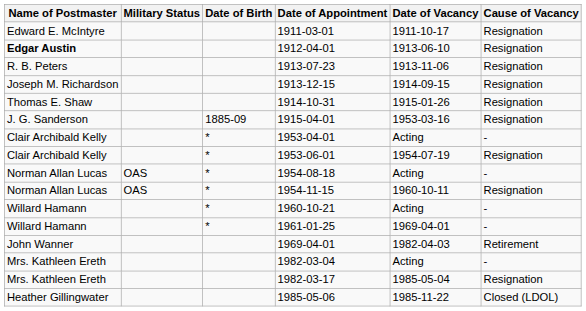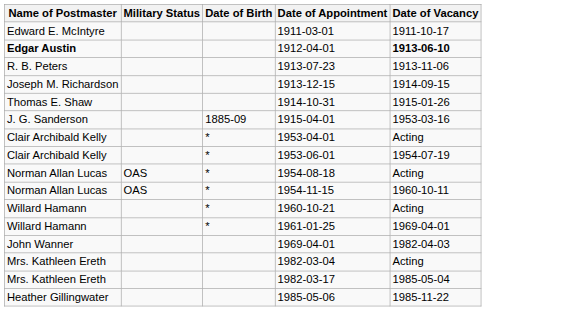- column: (531, 13)
(421, 48) normal -> (421, 48) bold
